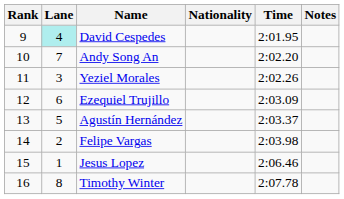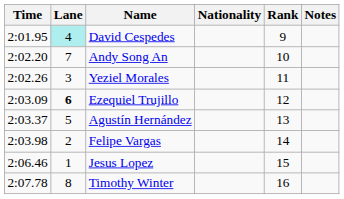columns swapped: (23, 15) <-> (278, 15)
(59, 99) normal -> (68, 99) bold
